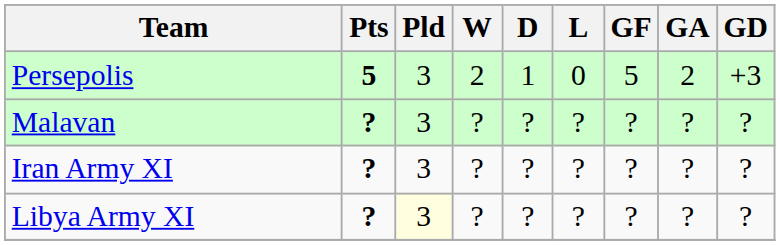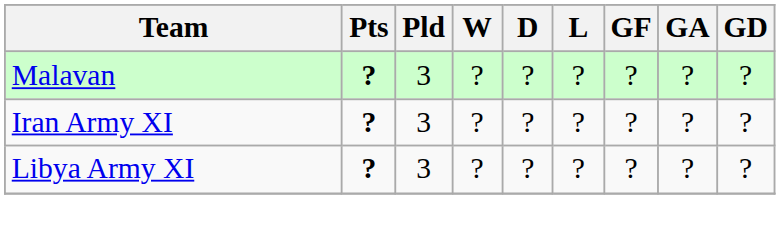- row: (73, 74)
(424, 215) lightyellow background -> (424, 168) no background
